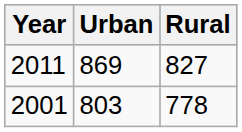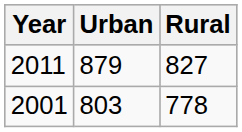(101, 65) 869 -> (101, 65) 879
